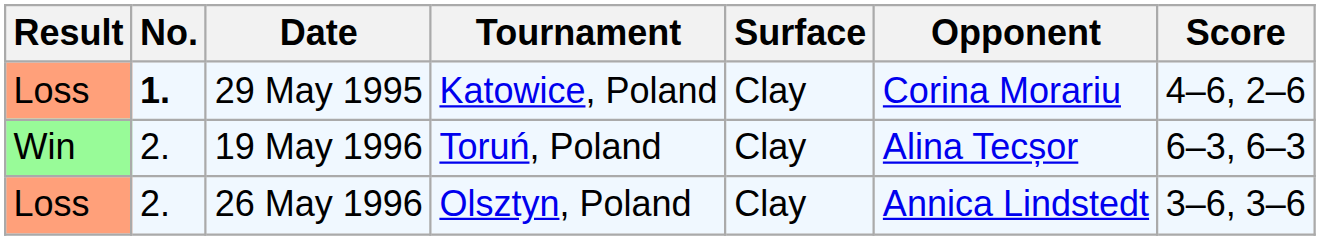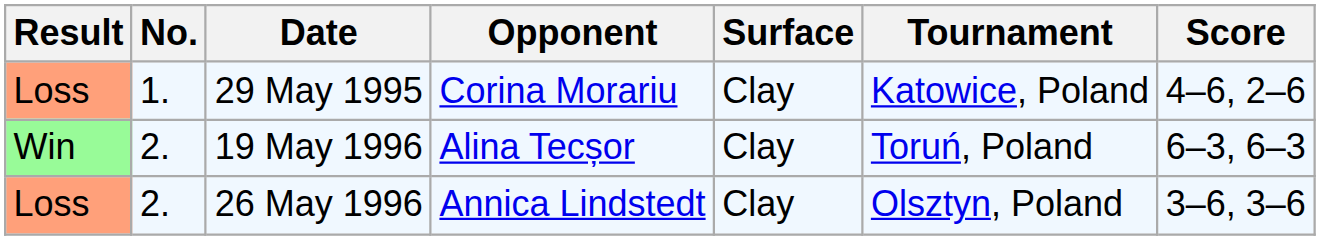columns swapped: (579, 33) <-> (1016, 33)
(155, 90) bold -> (155, 90) normal
